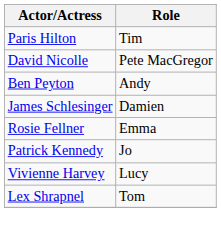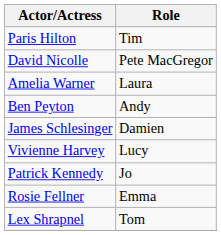+ row: (51, 83)
rows swapped: (56, 173) <-> (46, 128)
